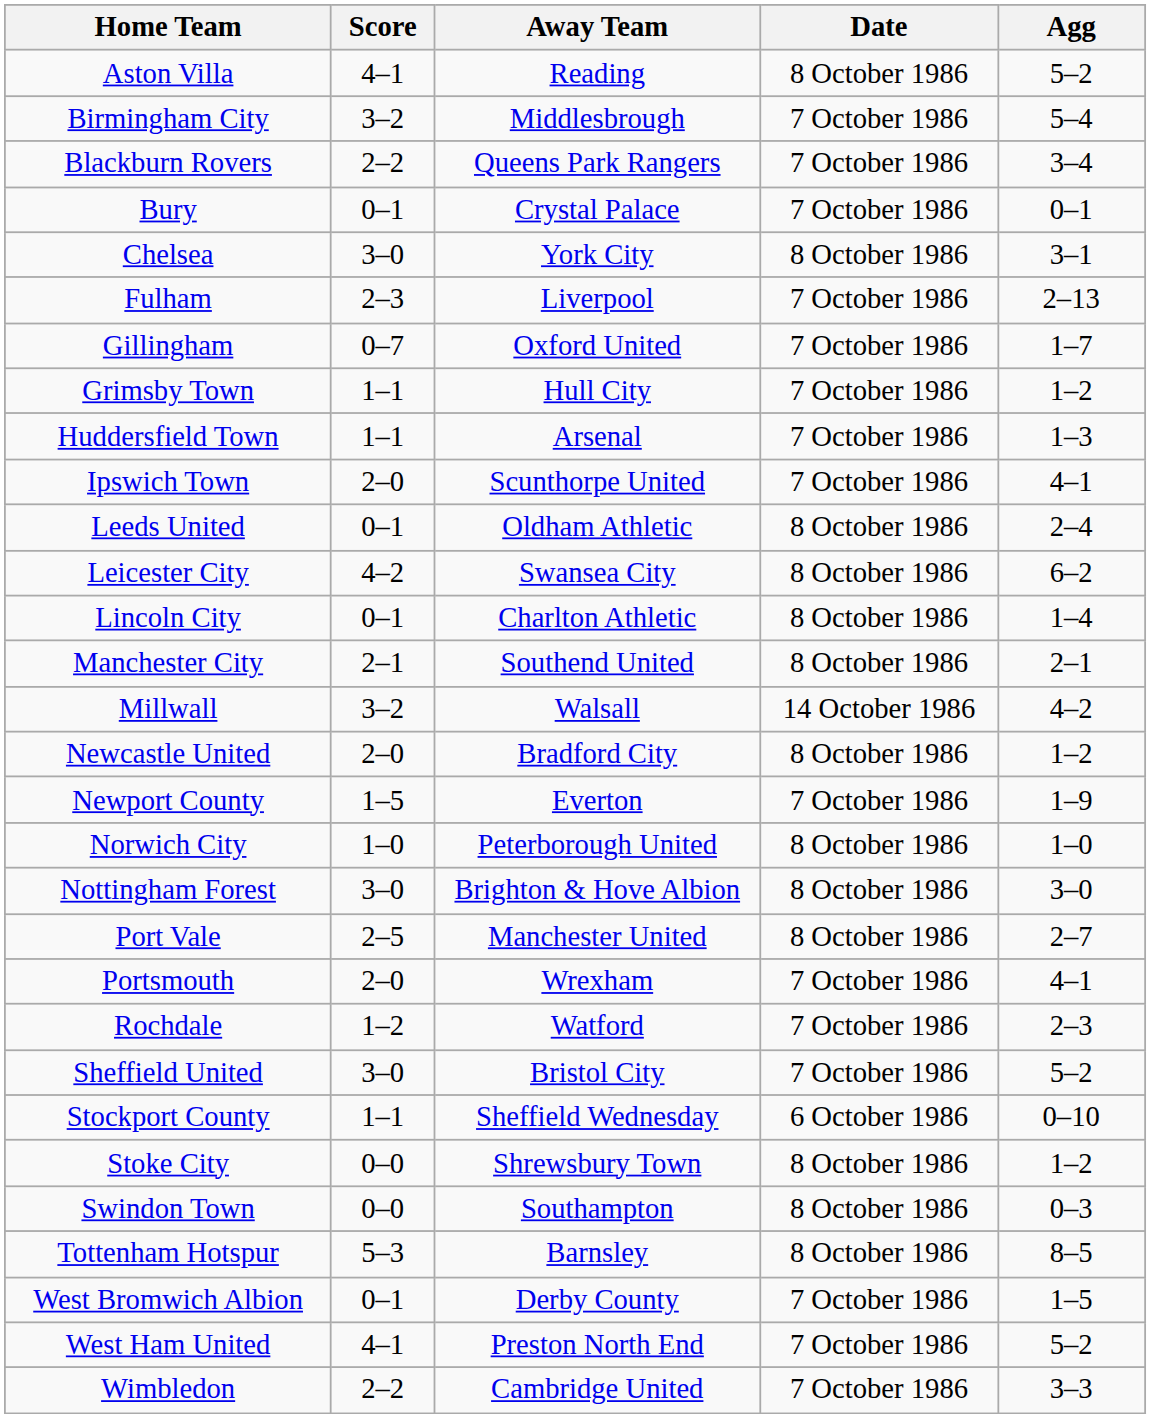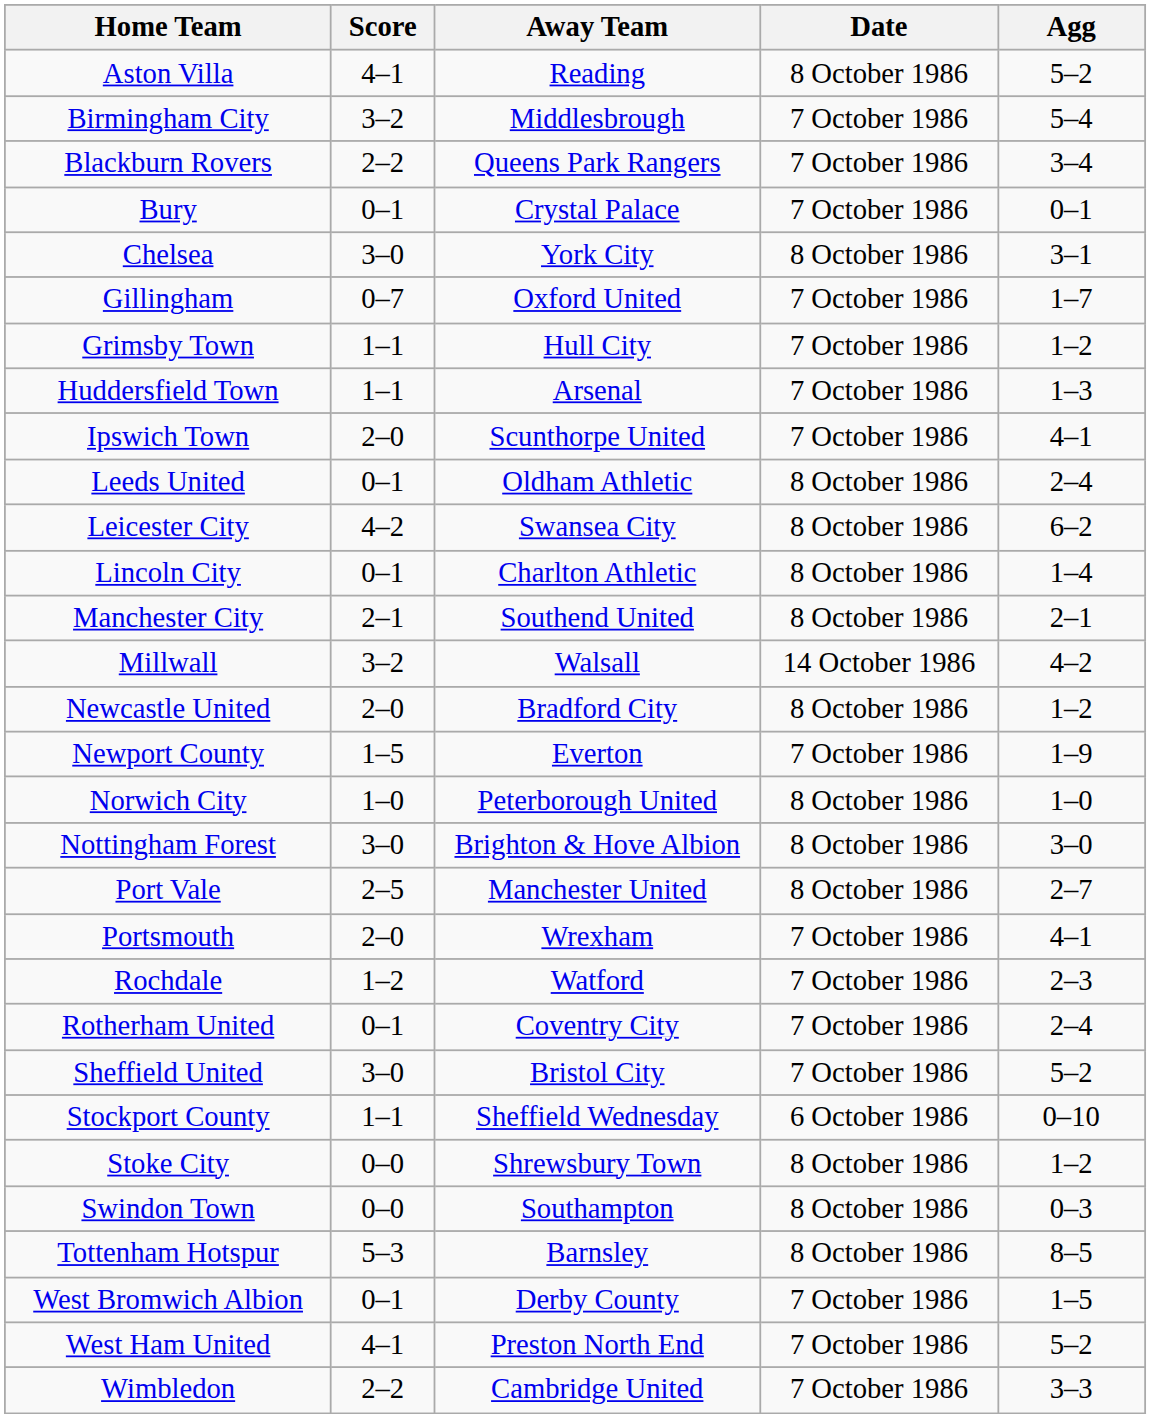- row: (168, 299)
+ row: (168, 1026)
